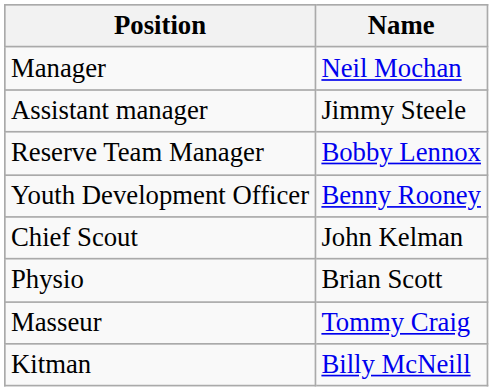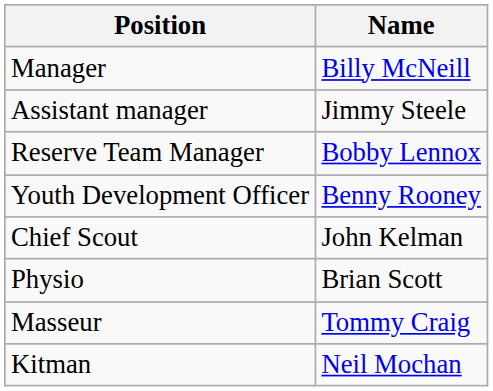(392, 68) Neil Mochan -> (396, 68) Billy McNeill
(396, 364) Billy McNeill -> (392, 364) Neil Mochan
